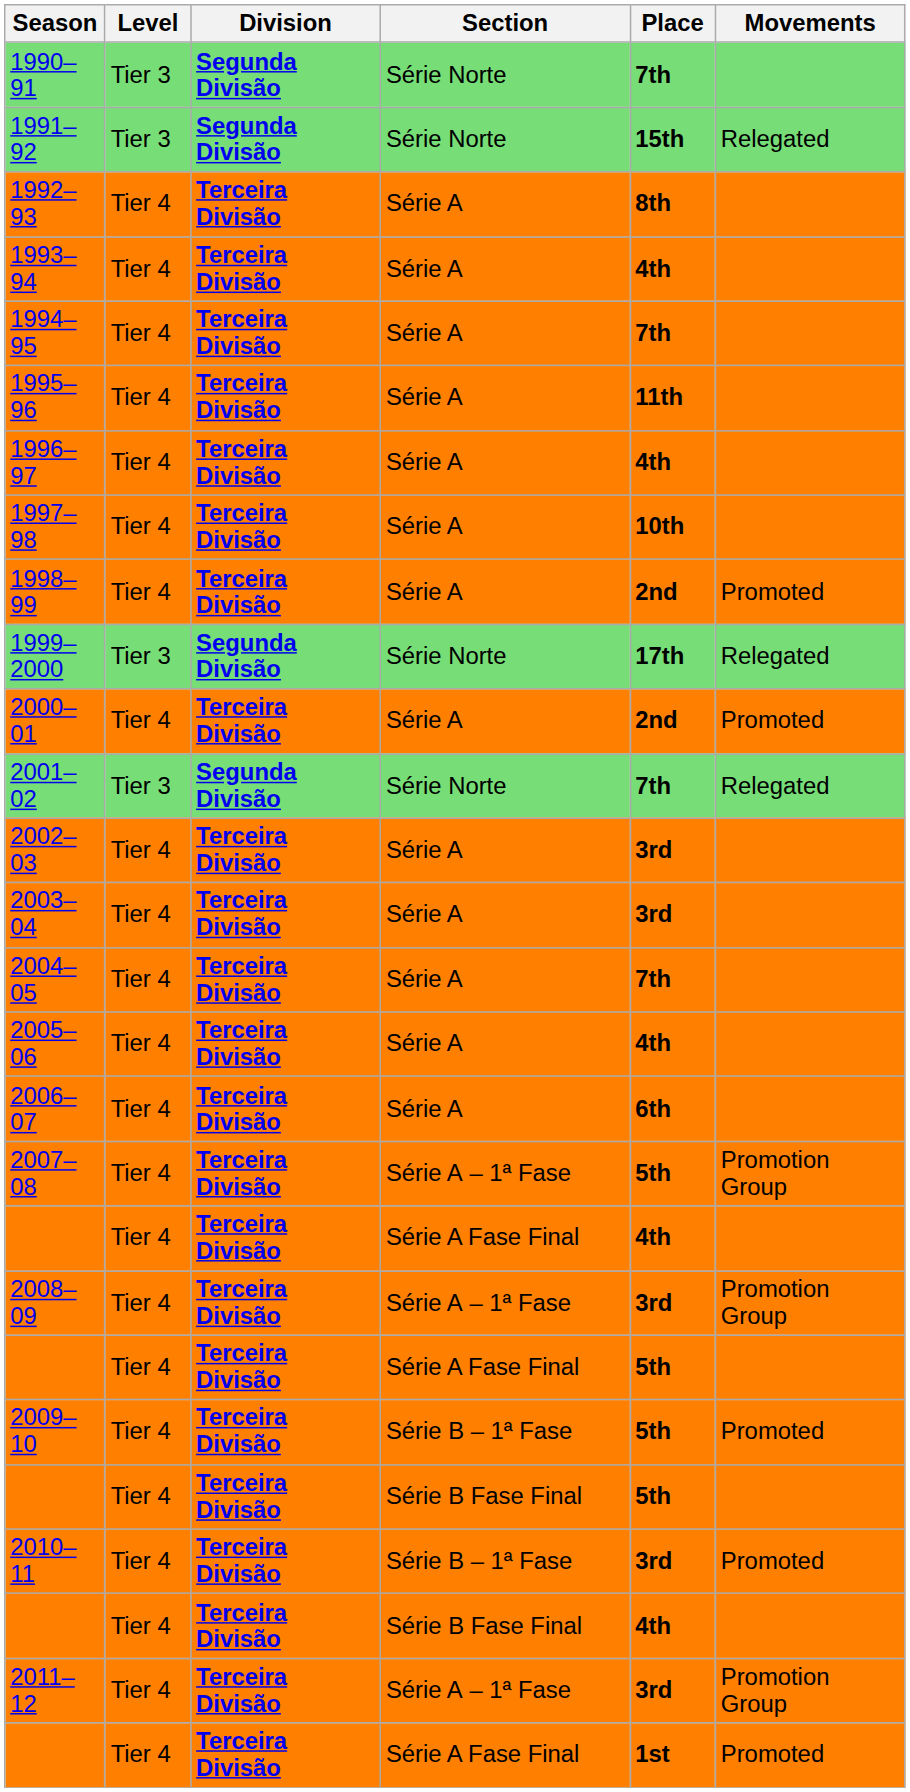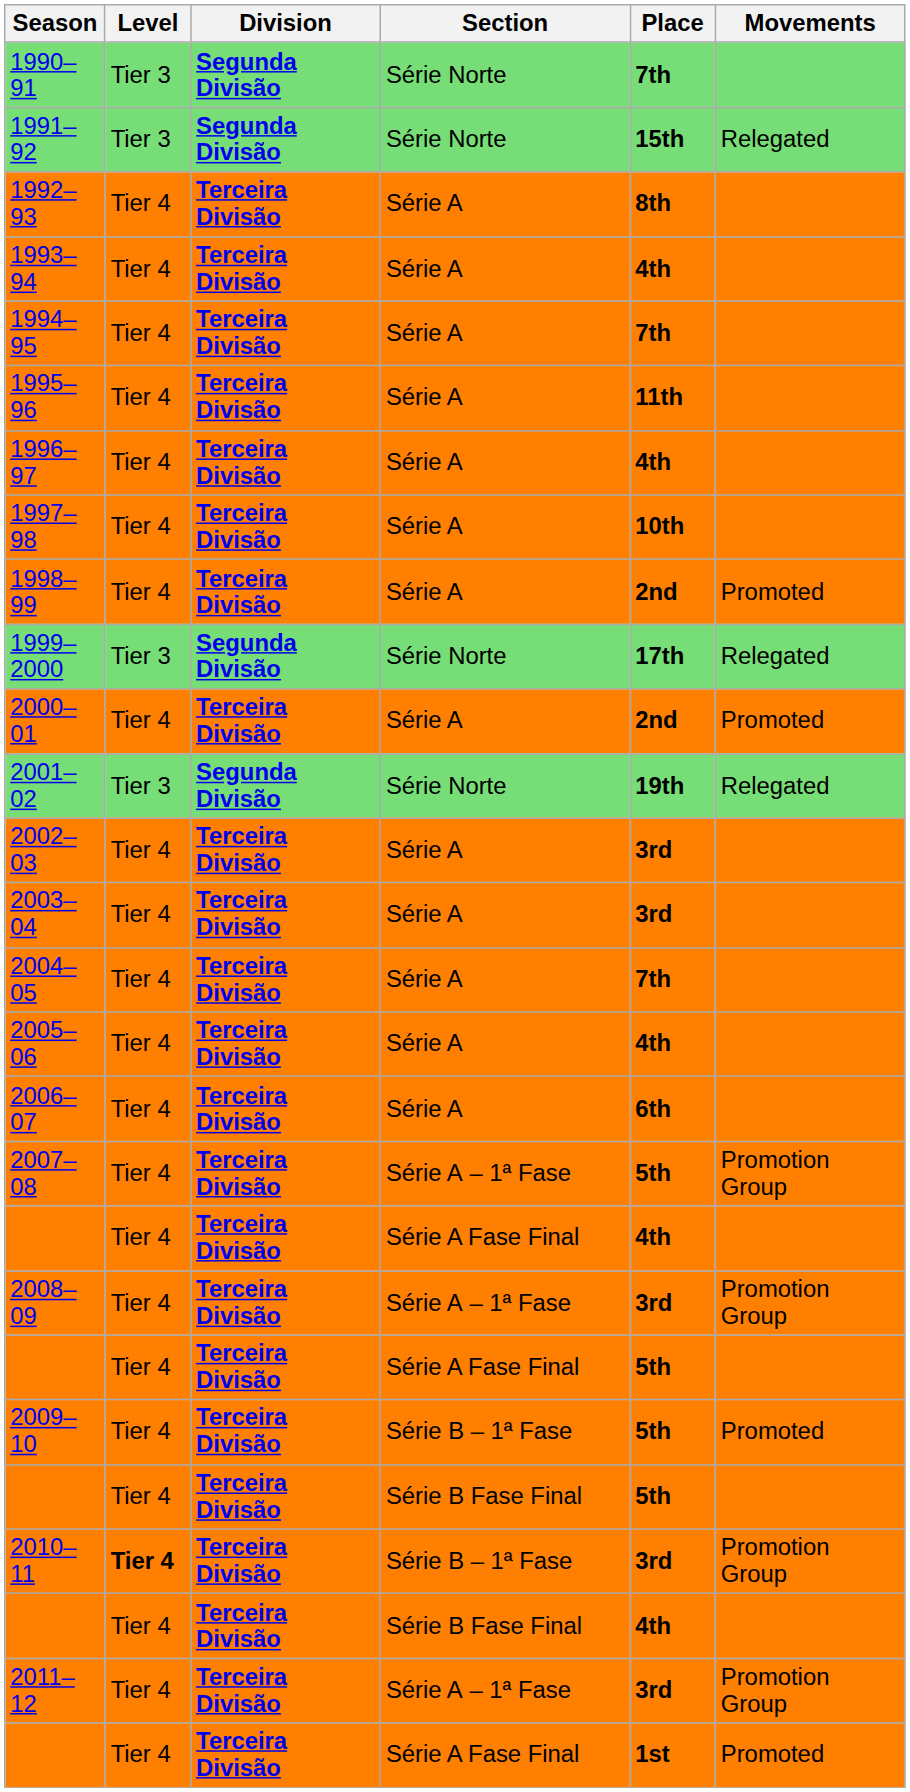(653, 785) 7th -> (660, 785) 19th
(141, 1561) normal -> (142, 1561) bold
(772, 1561) Promoted -> (775, 1561) Promotion Group
